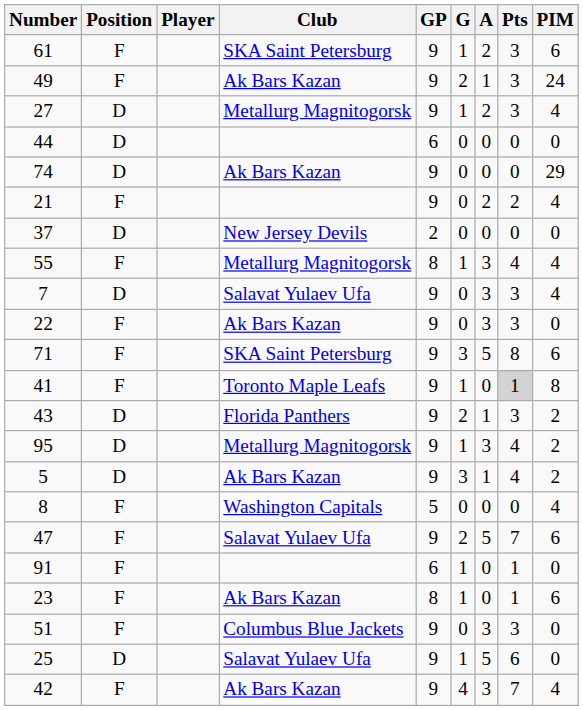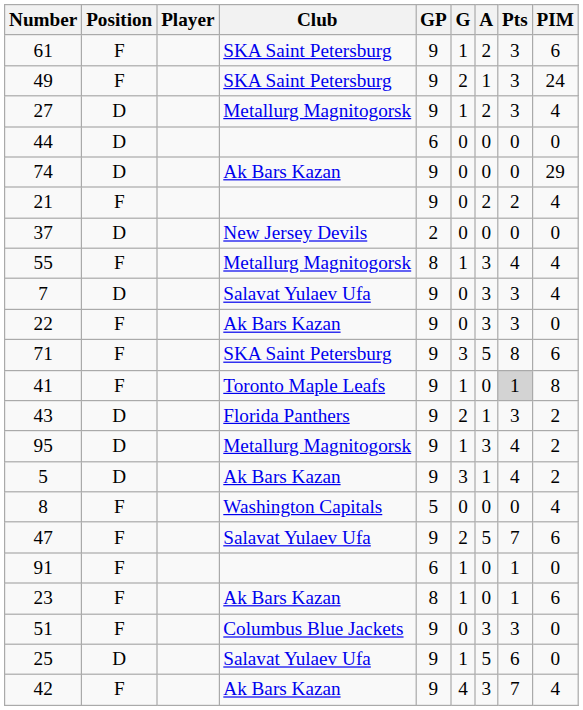(282, 80) Ak Bars Kazan -> (307, 80) SKA Saint Petersburg
